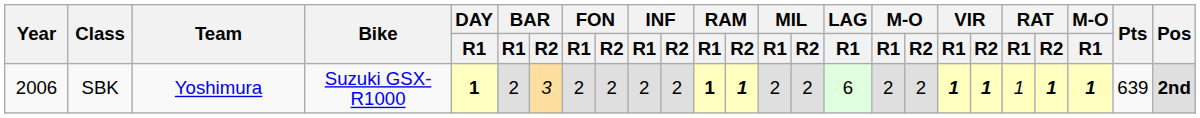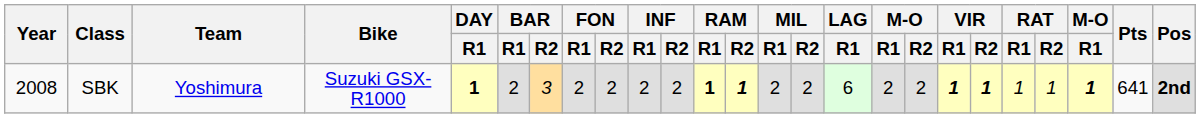(36, 88) 2006 -> (36, 88) 2008
(1052, 88) bold -> (1052, 88) normal
(1133, 88) 639 -> (1133, 88) 641
